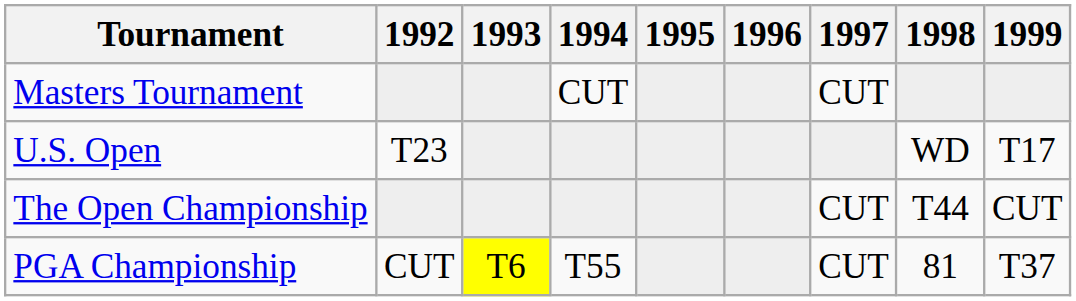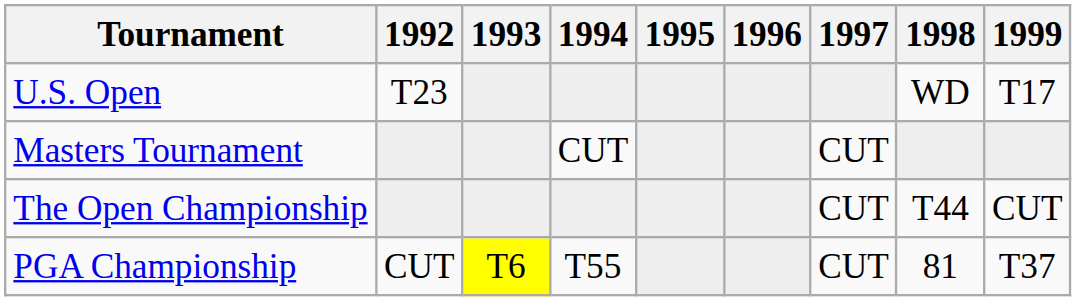rows swapped: (158, 91) <-> (87, 150)
